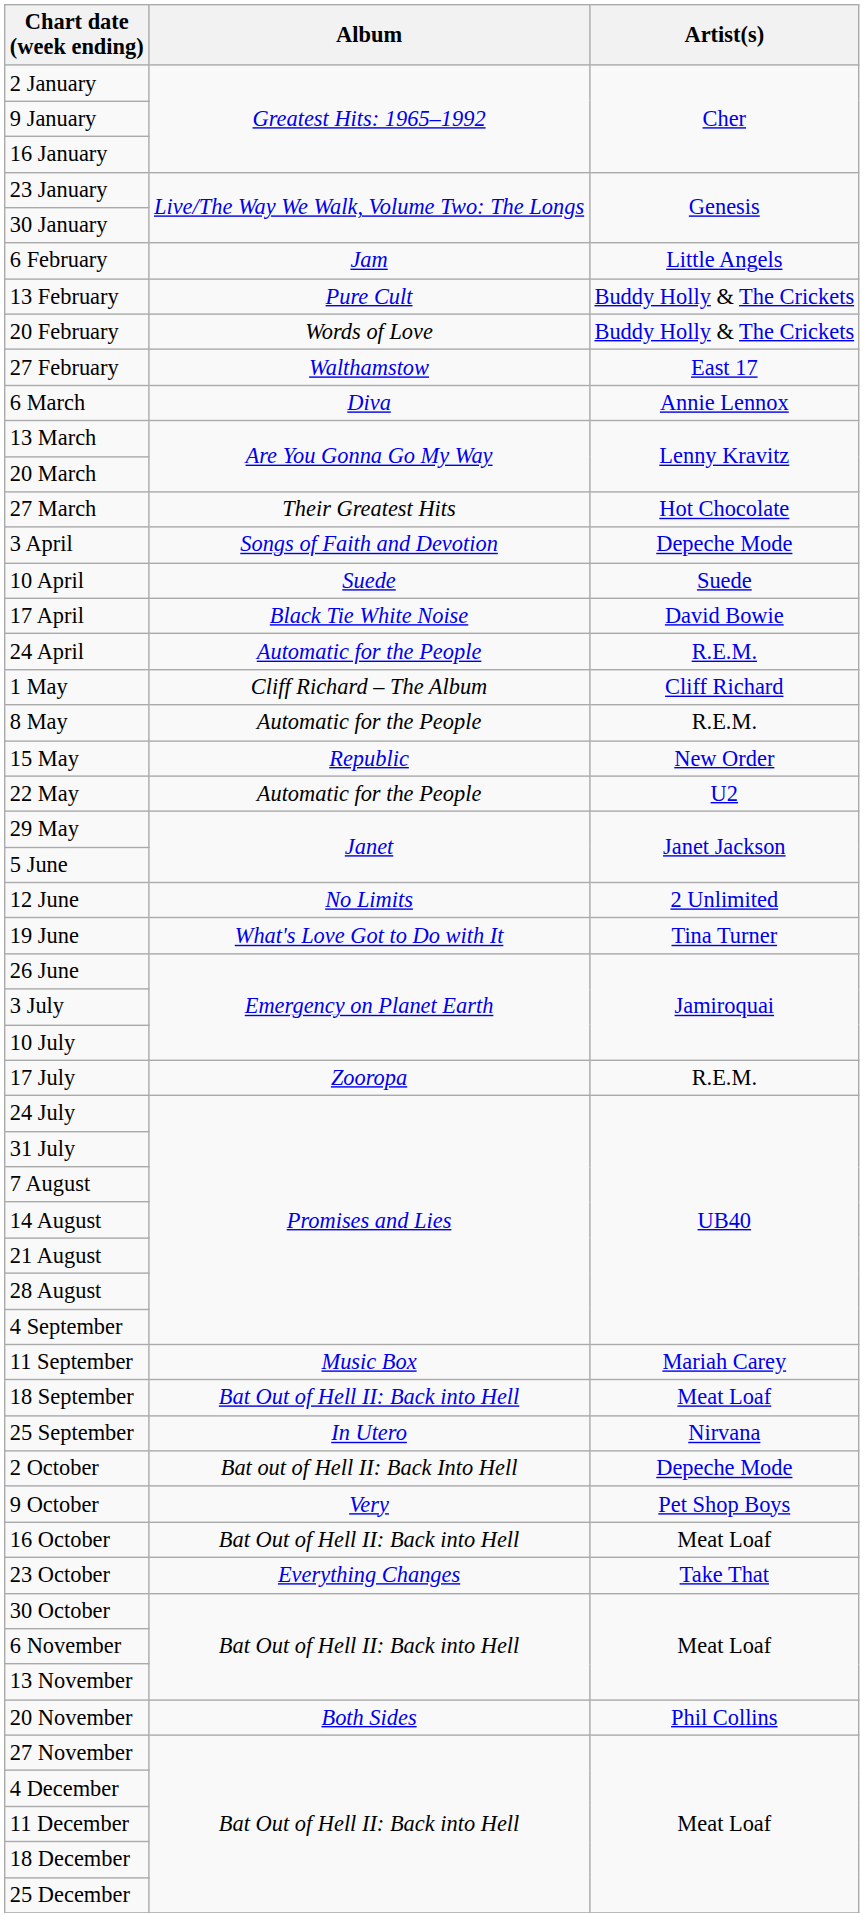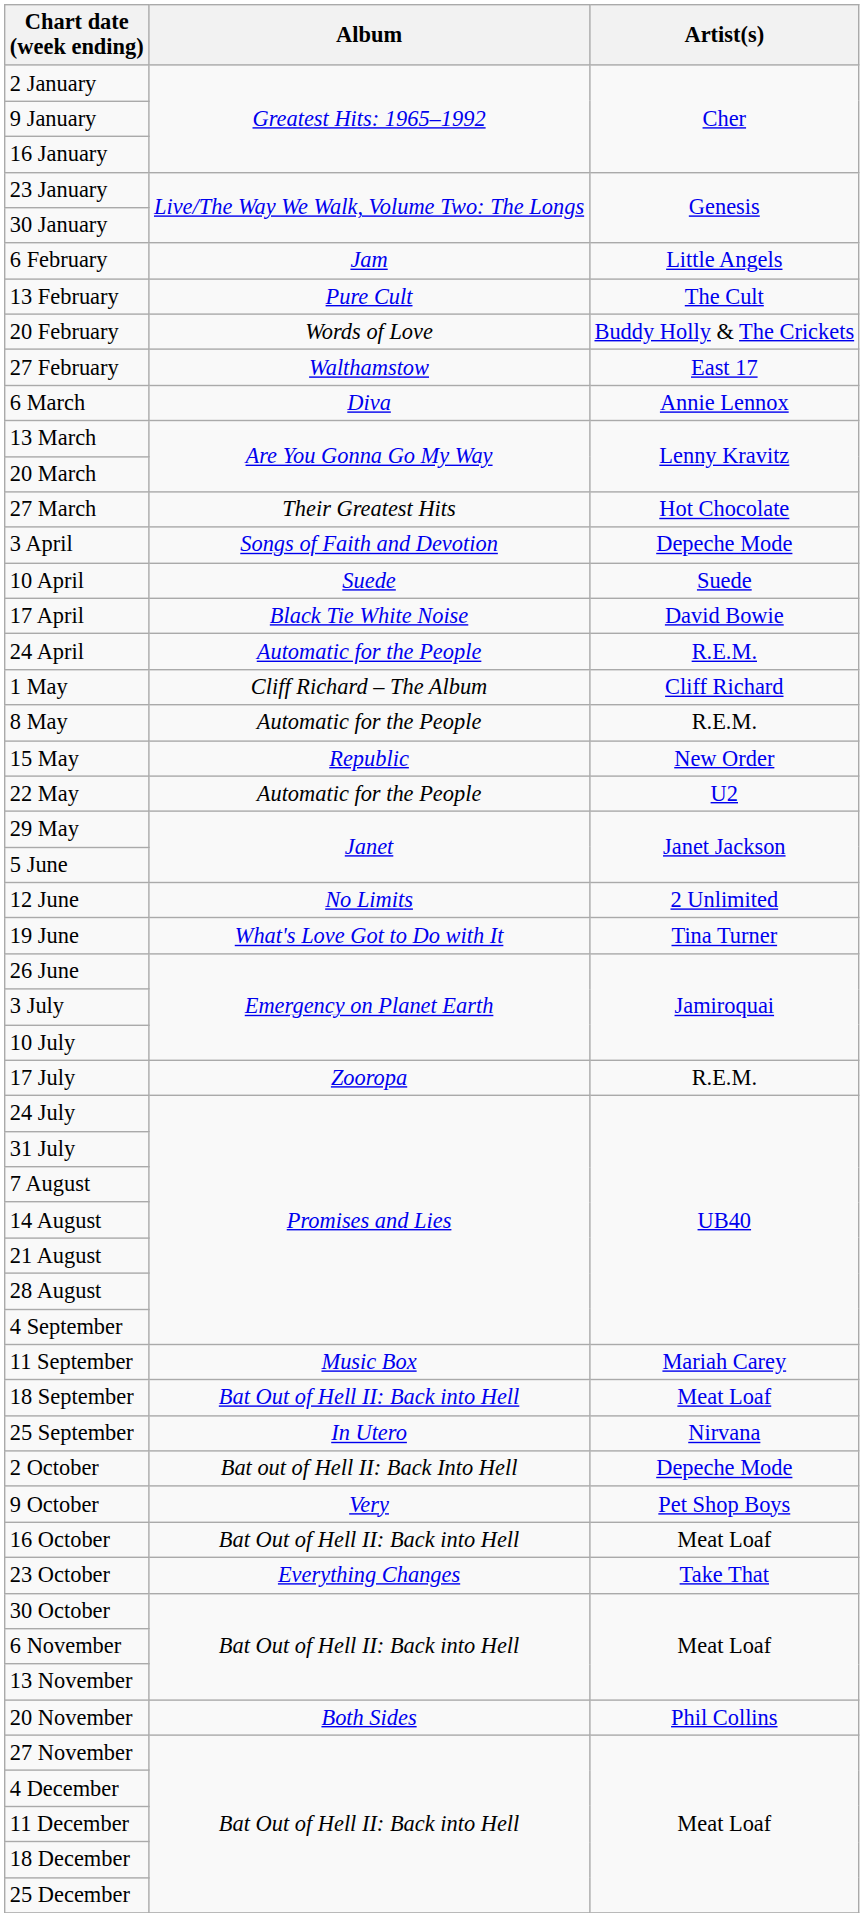(724, 296) Buddy Holly & The Crickets -> (724, 296) The Cult
